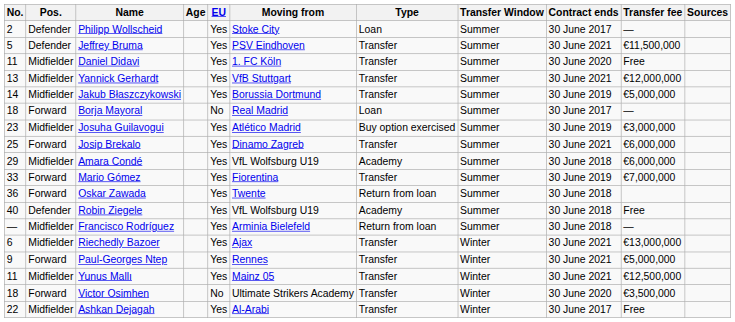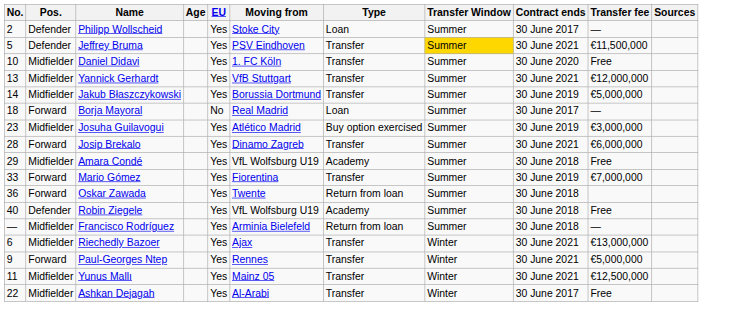(480, 45) no background -> (447, 45) gold background
(12, 62) 11 -> (13, 62) 10
(13, 144) 25 -> (13, 144) 28
(649, 161) €6,000,000 -> (601, 161) Free
- row: (114, 293)
